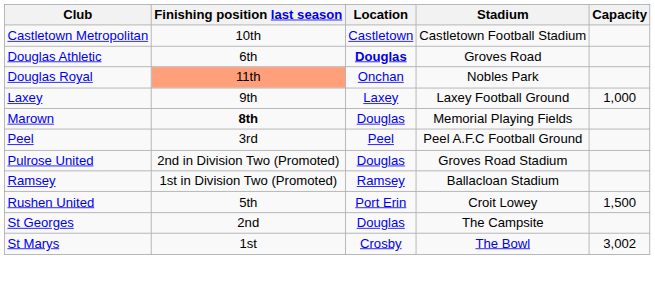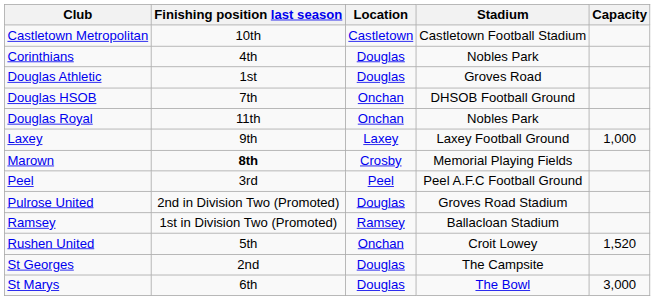+ row: (41, 56)
(248, 56) 6th -> (248, 77) 1st
(381, 56) bold -> (381, 77) normal
+ row: (52, 98)
(248, 77) lightsalmon background -> (248, 118) no background
(381, 118) Douglas -> (381, 160) Crosby
(381, 202) Port Erin -> (381, 243) Onchan
(620, 202) 1,500 -> (620, 243) 1,520
(248, 243) 1st -> (248, 285) 6th
(381, 243) Crosby -> (381, 285) Douglas
(620, 243) 3,002 -> (620, 285) 3,000
